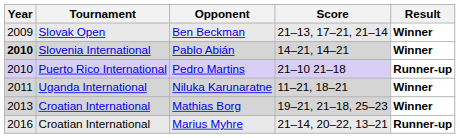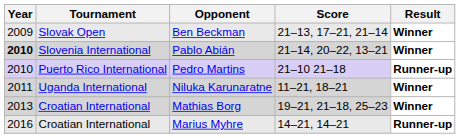(313, 51) 14–21, 14–21 -> (333, 51) 21–14, 20–22, 13–21
(333, 125) 21–14, 20–22, 13–21 -> (313, 125) 14–21, 14–21
